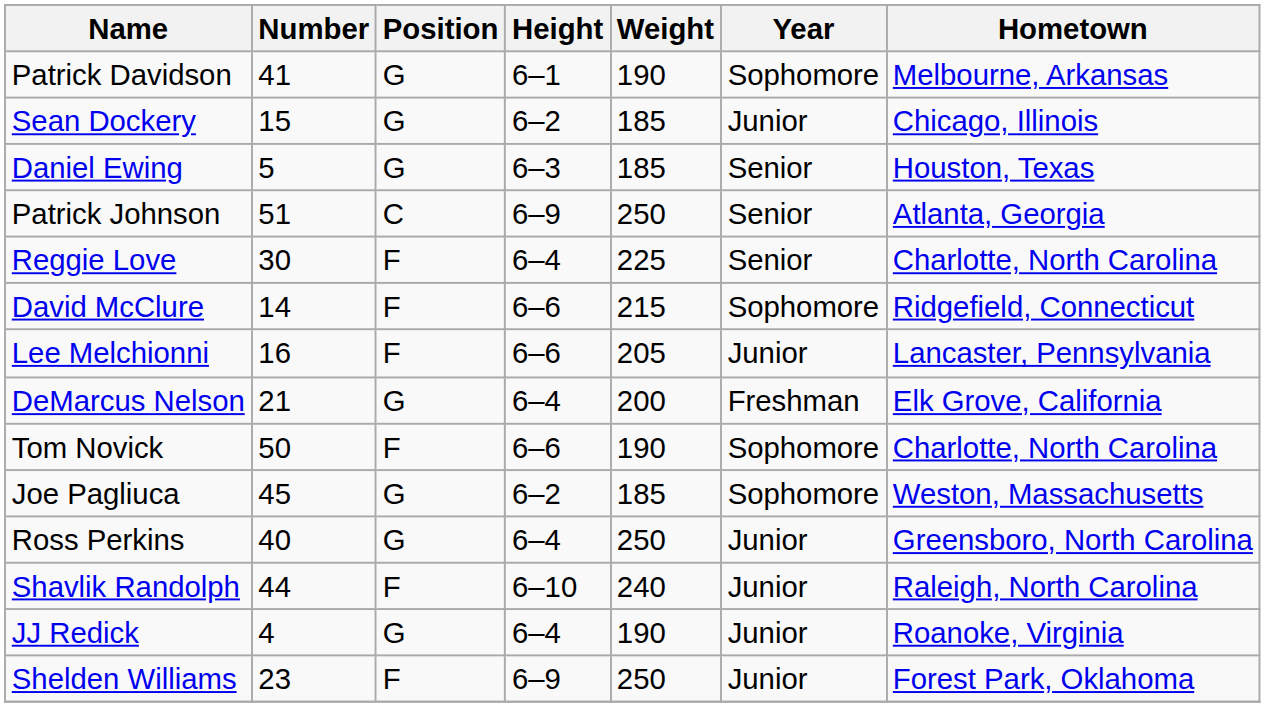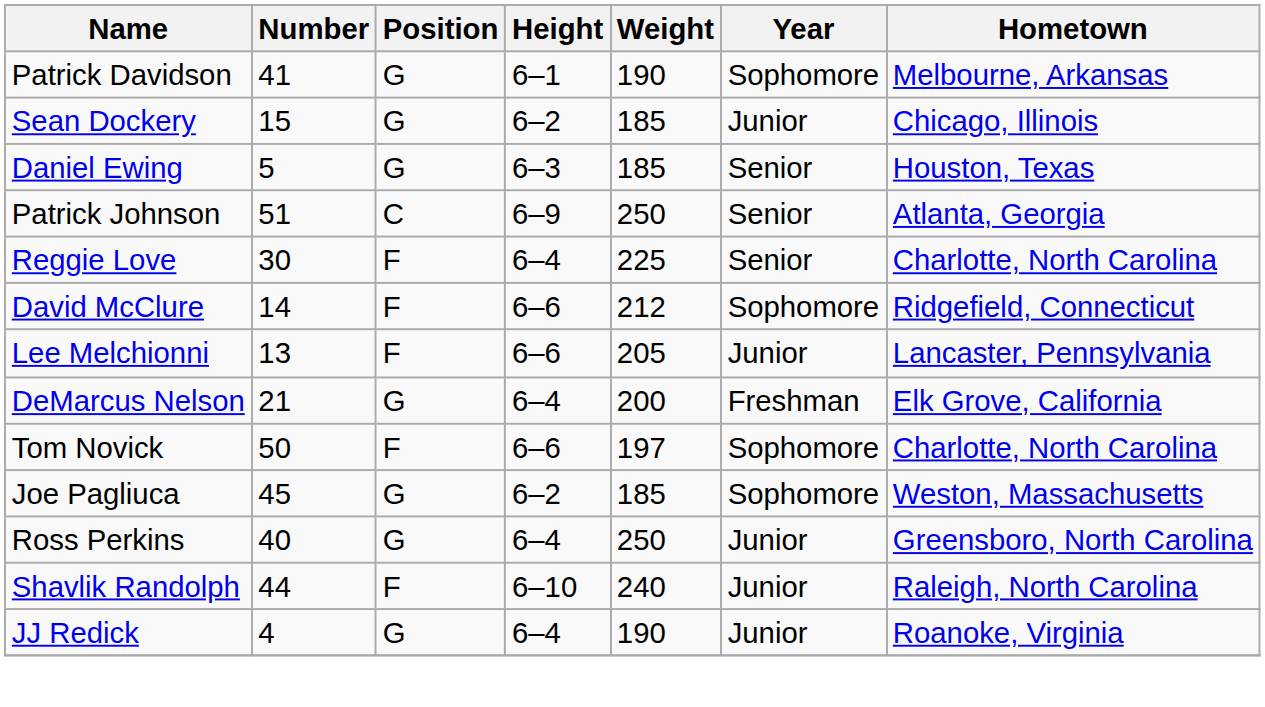(641, 307) 215 -> (641, 307) 212
(275, 353) 16 -> (275, 353) 13
(641, 446) 190 -> (641, 446) 197
- row: (124, 679)
